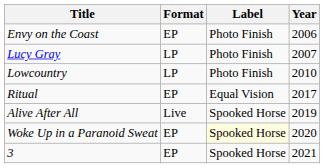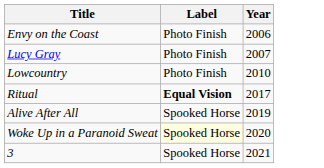- column: (183, 14)
(242, 93) normal -> (198, 93) bold
